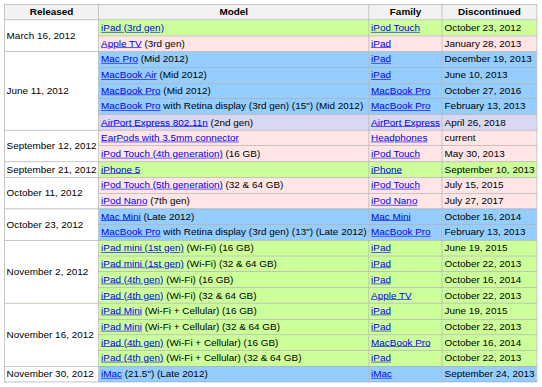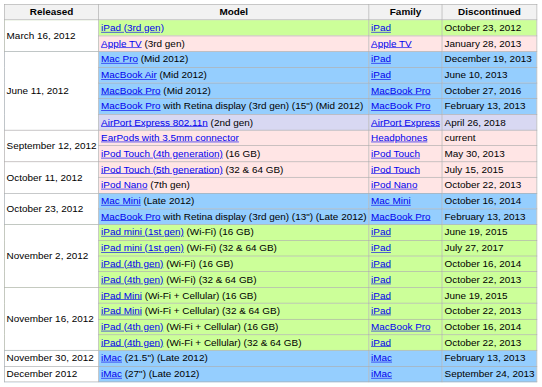(396, 28) iPod Touch -> (381, 28) iPad
(381, 43) iPad -> (391, 43) Apple TV
- row: (121, 169)
(474, 201) July 27, 2017 -> (483, 185) October 22, 2013
(483, 264) October 22, 2013 -> (474, 248) July 27, 2017
(391, 295) Apple TV -> (381, 279) iPad
(490, 374) September 24, 2013 -> (485, 358) February 13, 2013
+ row: (150, 374)
